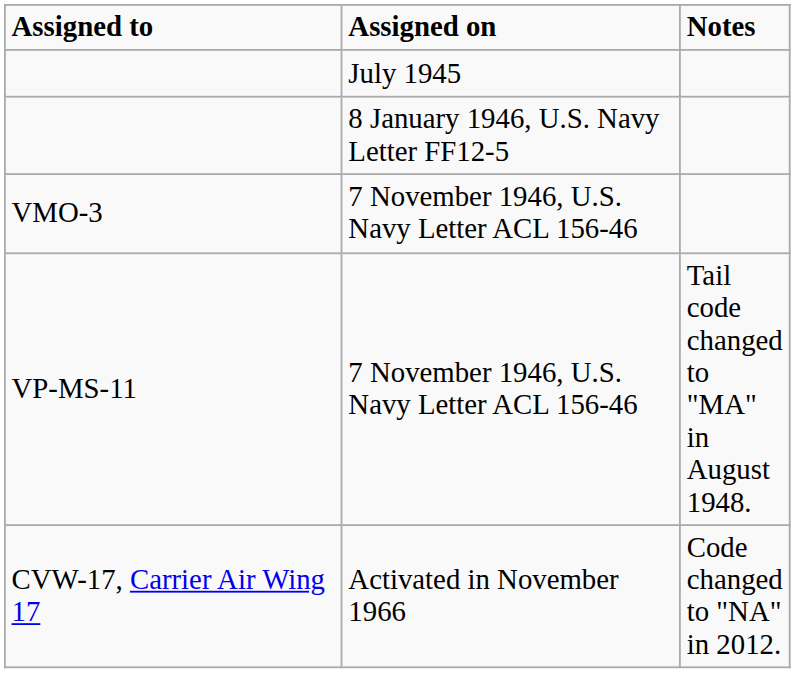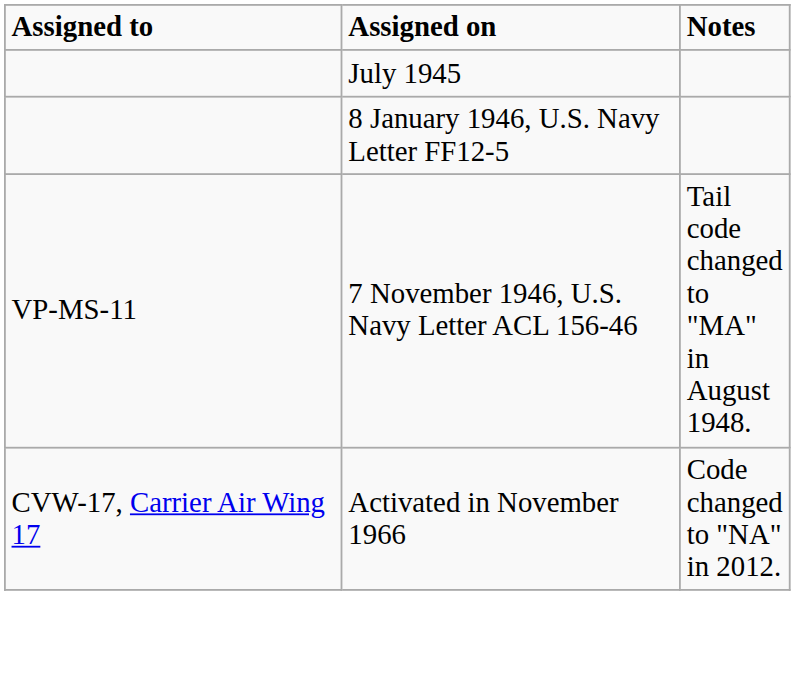- row: (57, 212)
